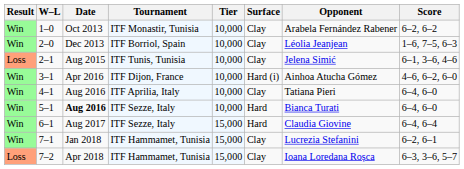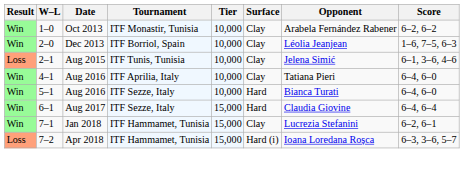- row: (46, 76)
(86, 108) bold -> (85, 92) normal
(256, 156) Clay -> (262, 140) Hard (i)
